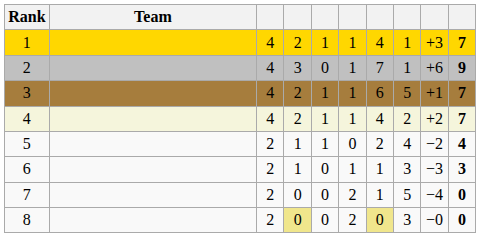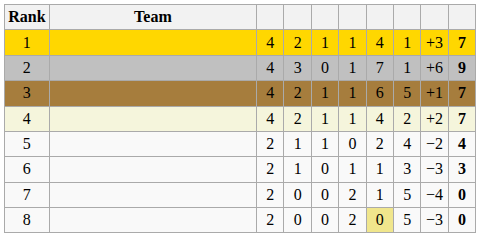(298, 220) khaki background -> (298, 220) no background
(407, 220) 3 -> (407, 220) 5
(435, 220) −0 -> (435, 220) −3
